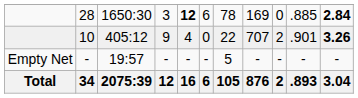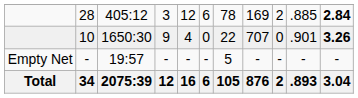(126, 15) 1650:30 -> (126, 15) 405:12
(188, 15) bold -> (188, 15) normal
(280, 15) 0 -> (280, 15) 2
(126, 37) 405:12 -> (126, 37) 1650:30
(280, 37) 2 -> (280, 37) 0
